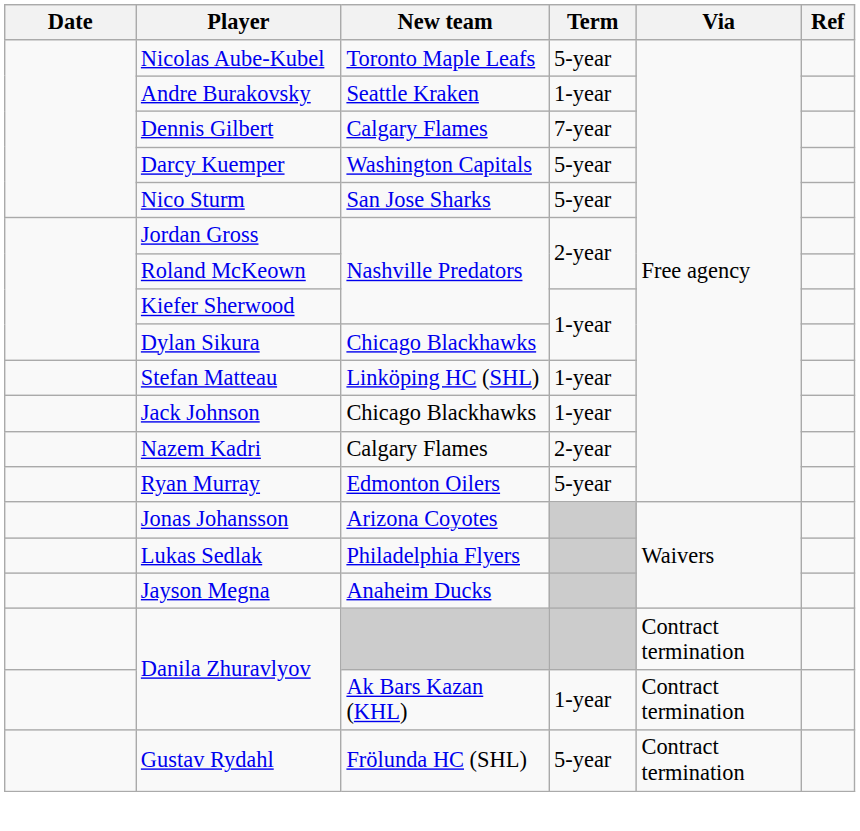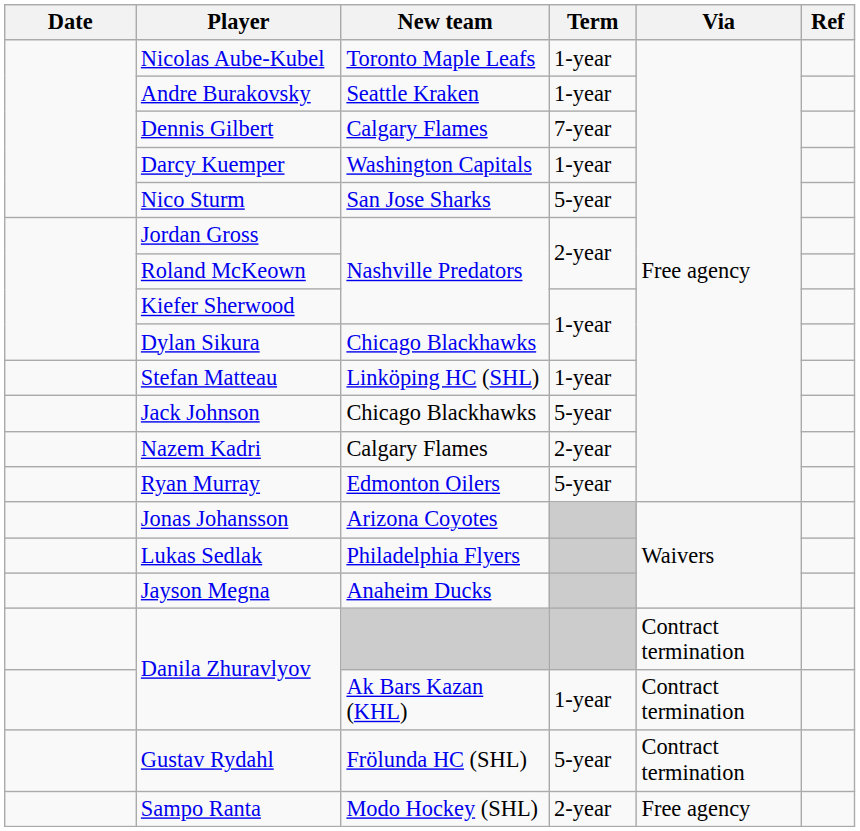(583, 57) 5-year -> (583, 57) 1-year
(583, 164) 5-year -> (583, 164) 1-year
(583, 413) 1-year -> (583, 413) 5-year
+ row: (201, 808)
